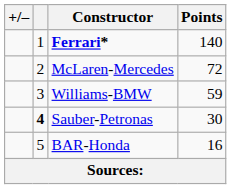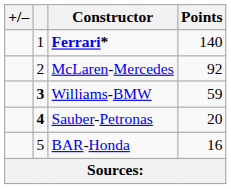(215, 68) 72 -> (215, 68) 92
(40, 93) normal -> (40, 93) bold
(215, 119) 30 -> (215, 119) 20
